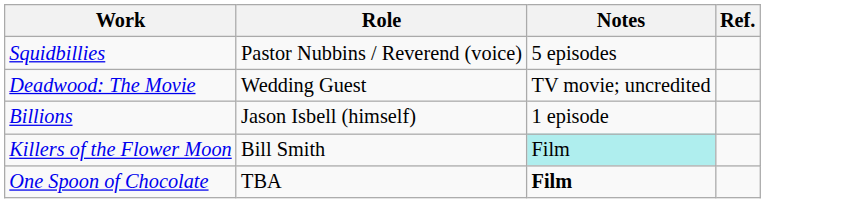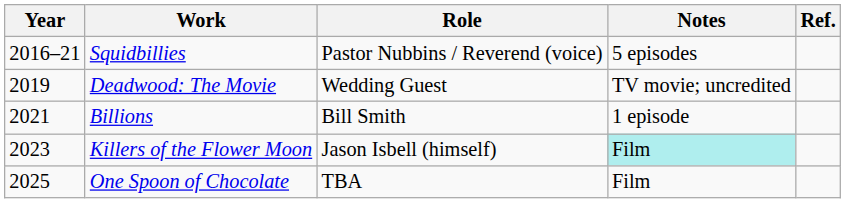+ column: (45, 20)
(329, 117) Jason Isbell (himself) -> (364, 117) Bill Smith
(283, 149) Bill Smith -> (409, 149) Jason Isbell (himself)
(552, 181) bold -> (631, 181) normal
